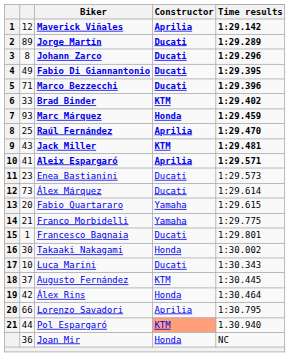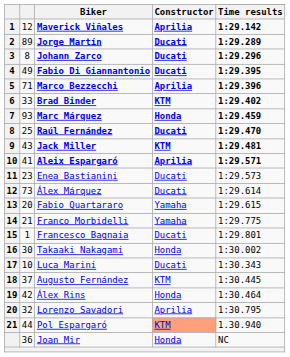(171, 86) Ducati -> (173, 86) Aprilia
(173, 131) Aprilia -> (171, 131) Ducati
(27, 310) 66 -> (27, 310) 32
